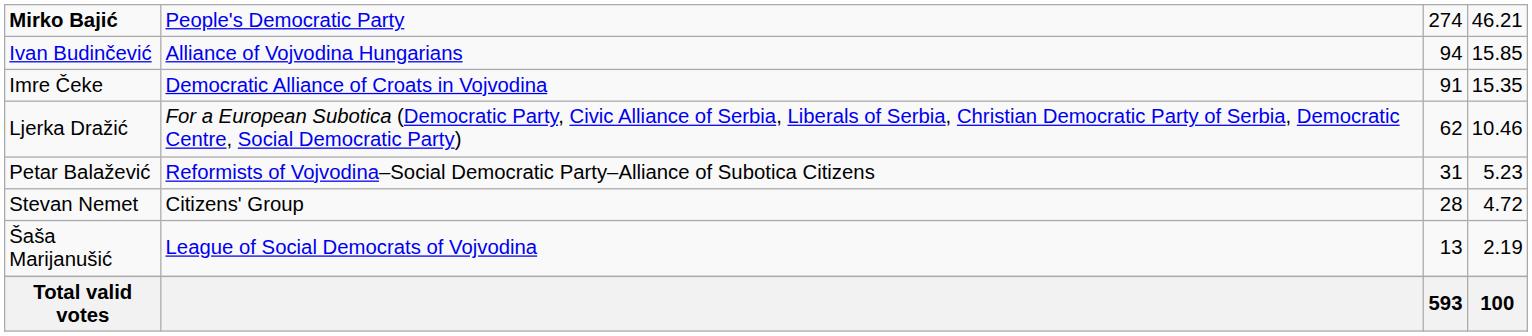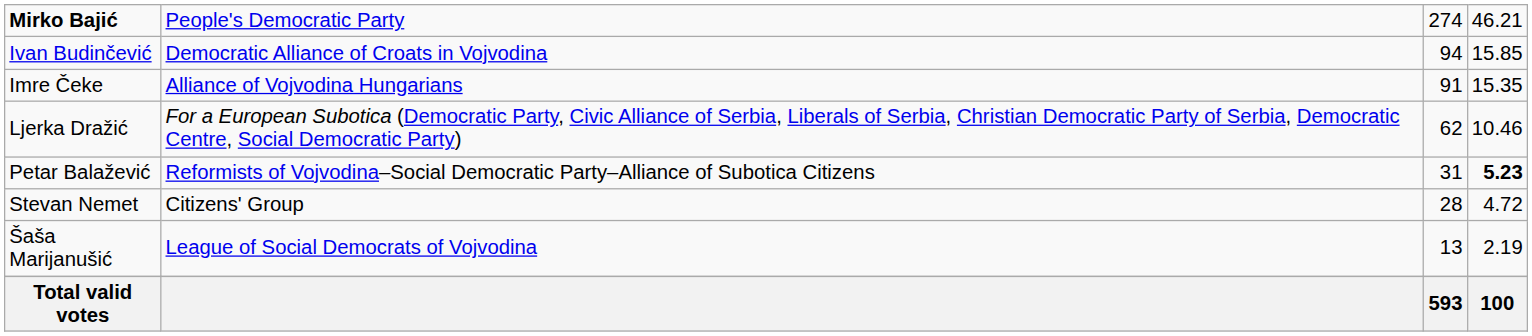(314, 52) Alliance of Vojvodina Hungarians -> (356, 52) Democratic Alliance of Croats in Vojvodina
(356, 85) Democratic Alliance of Croats in Vojvodina -> (314, 85) Alliance of Vojvodina Hungarians
(1503, 172) normal -> (1503, 172) bold
